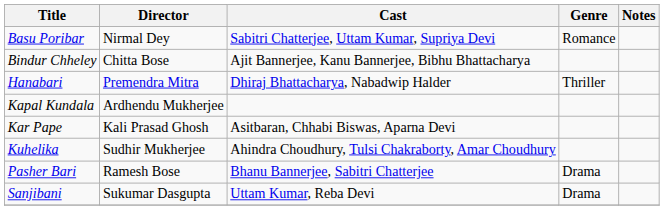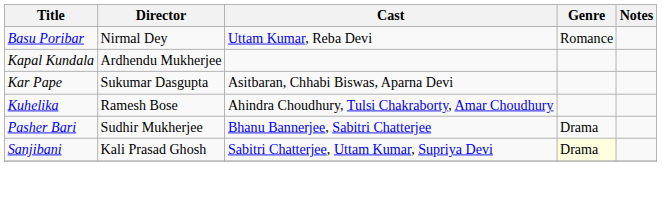(363, 37) Sabitri Chatterjee, Uttam Kumar, Supriya Devi -> (300, 37) Uttam Kumar, Reba Devi
- row: (52, 60)
- row: (35, 82)
(156, 127) Kali Prasad Ghosh -> (154, 82) Sukumar Dasgupta
(154, 149) Sudhir Mukherjee -> (139, 104) Ramesh Bose
(141, 171) Ramesh Bose -> (152, 127) Sudhir Mukherjee
(157, 194) Sukumar Dasgupta -> (153, 149) Kali Prasad Ghosh
(302, 194) Uttam Kumar, Reba Devi -> (360, 149) Sabitri Chatterjee, Uttam Kumar, Supriya Devi
(581, 194) no background -> (579, 149) lightyellow background
